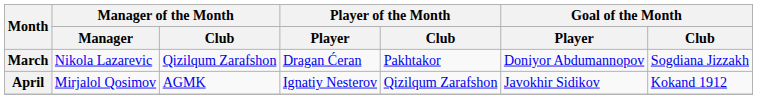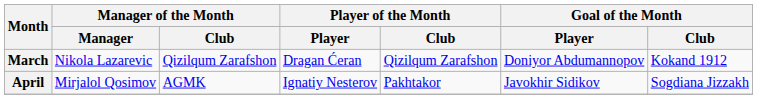(412, 60) Pakhtakor -> (441, 60) Qizilqum Zarafshon
(700, 60) Sogdiana Jizzakh -> (689, 60) Kokand 1912
(441, 82) Qizilqum Zarafshon -> (412, 82) Pakhtakor
(689, 82) Kokand 1912 -> (700, 82) Sogdiana Jizzakh
